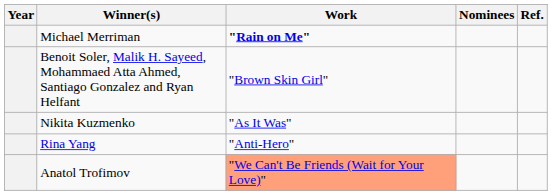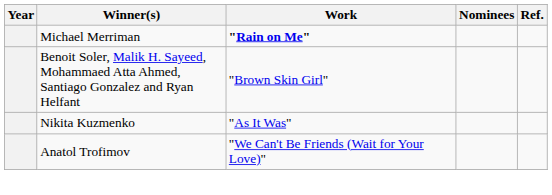- row: (68, 144)
(326, 172) lightsalmon background -> (326, 151) no background
